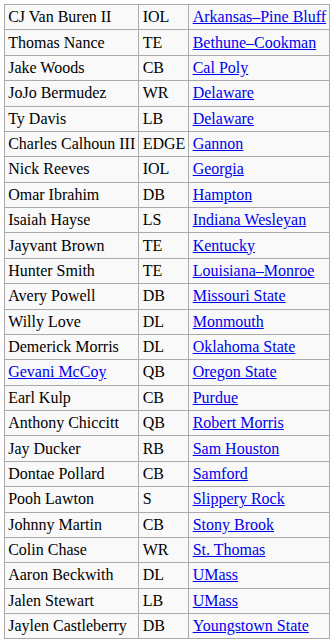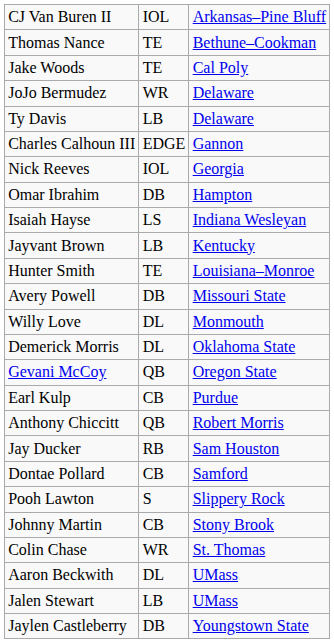(153, 67) CB -> (152, 67) TE
(152, 245) TE -> (153, 245) LB
